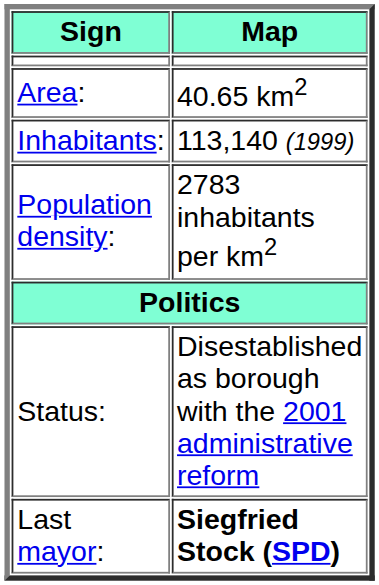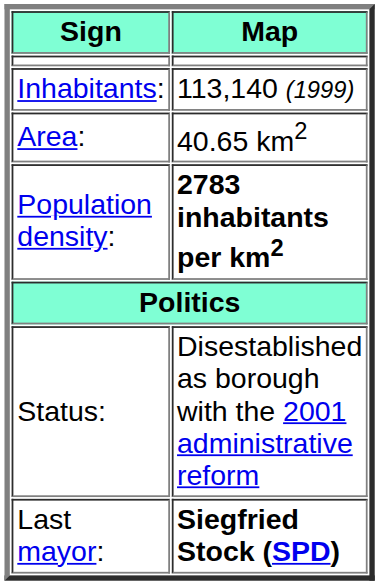rows swapped: (51, 92) <-> (91, 141)
(246, 221) normal -> (253, 221) bold
